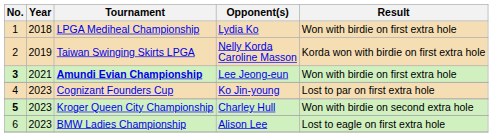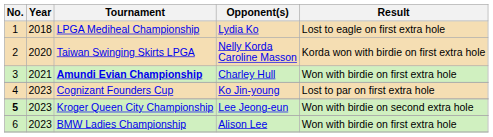(379, 29) Won with birdie on first extra hole -> (373, 29) Lost to eagle on first extra hole
(40, 52) 2019 -> (40, 52) 2020
(15, 74) bold -> (15, 74) normal
(253, 74) Lee Jeong-eun -> (247, 74) Charley Hull
(247, 108) Charley Hull -> (253, 108) Lee Jeong-eun
(373, 124) Lost to eagle on first extra hole -> (379, 124) Won with birdie on first extra hole
